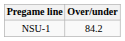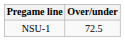(93, 28) 84.2 -> (93, 28) 72.5
